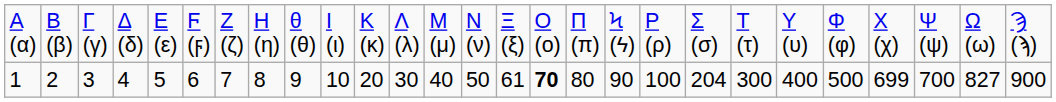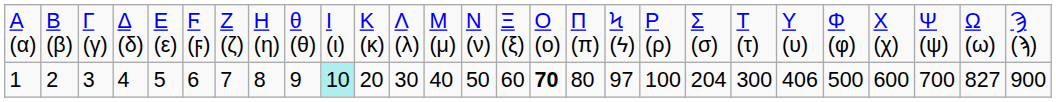(338, 79) no background -> (338, 79) paleturquoise background
(513, 79) 61 -> (513, 79) 60
(621, 79) 90 -> (621, 79) 97
(800, 79) 400 -> (800, 79) 406
(891, 79) 699 -> (891, 79) 600
